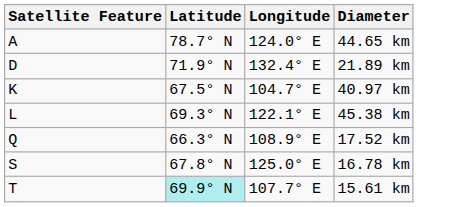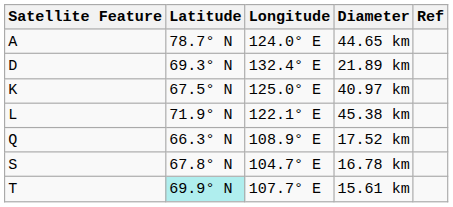+ column: (431, 17)
(201, 66) 71.9° N -> (201, 66) 69.3° N
(285, 91) 104.7° E -> (285, 91) 125.0° E
(201, 115) 69.3° N -> (201, 115) 71.9° N
(285, 164) 125.0° E -> (285, 164) 104.7° E
